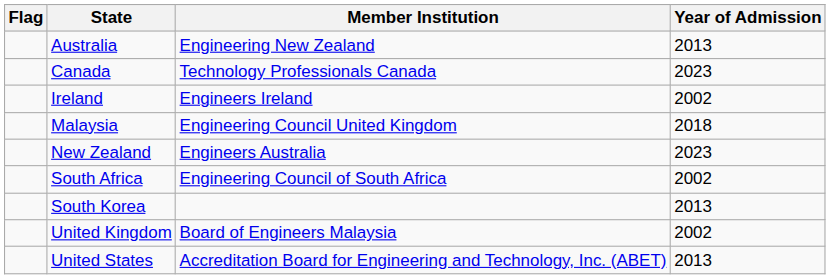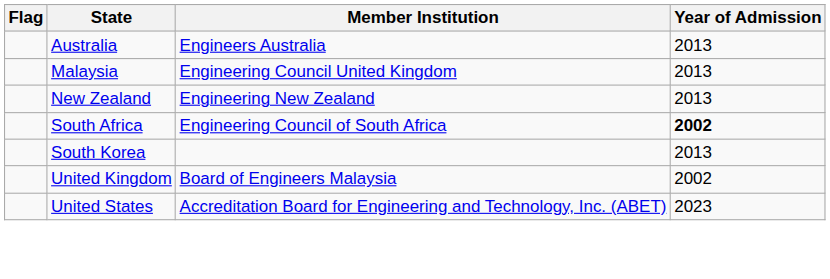(277, 44) Engineering New Zealand -> (253, 44) Engineers Australia
- row: (81, 71)
- row: (77, 98)
(693, 125) 2018 -> (693, 71) 2013
(253, 152) Engineers Australia -> (277, 98) Engineering New Zealand
(693, 152) 2023 -> (693, 98) 2013
(693, 179) normal -> (693, 125) bold
(693, 260) 2013 -> (693, 206) 2023
